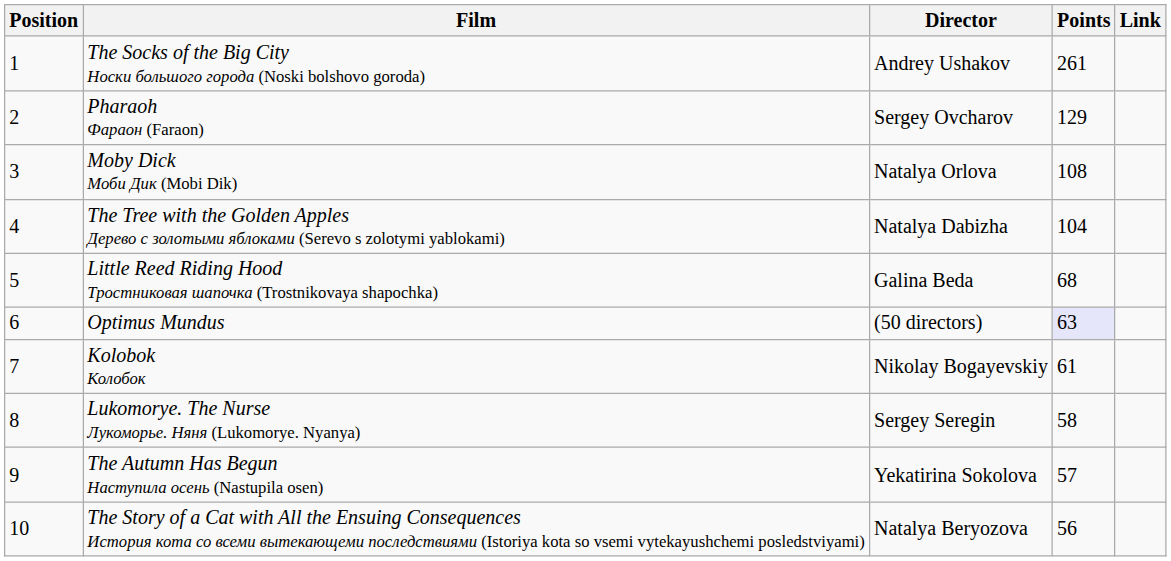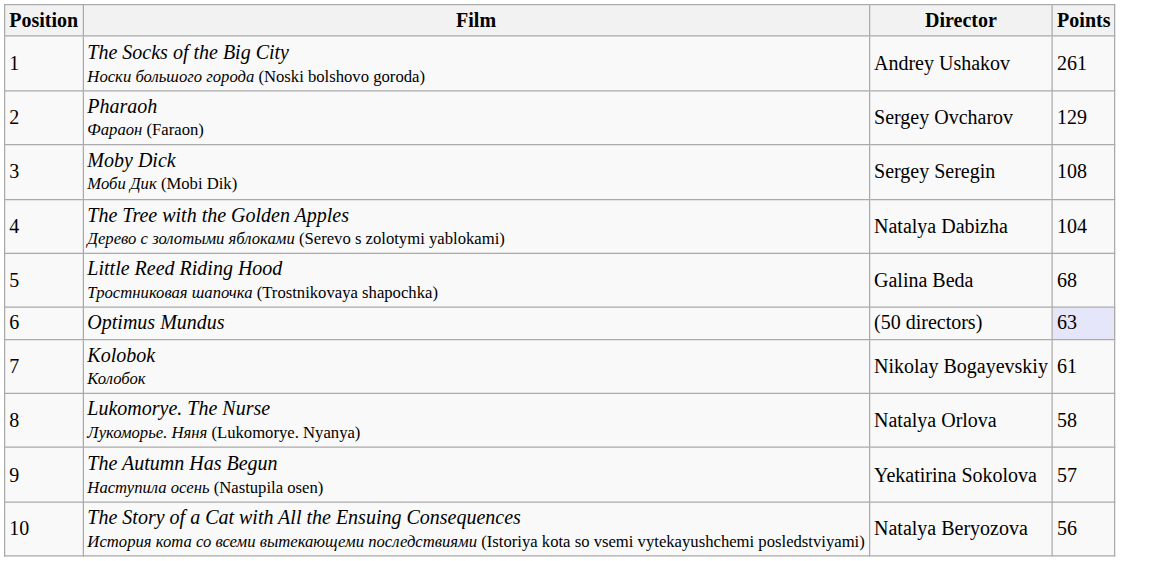- column: (1140, 20)
(935, 171) Natalya Orlova -> (935, 171) Sergey Seregin
(935, 420) Sergey Seregin -> (935, 420) Natalya Orlova
